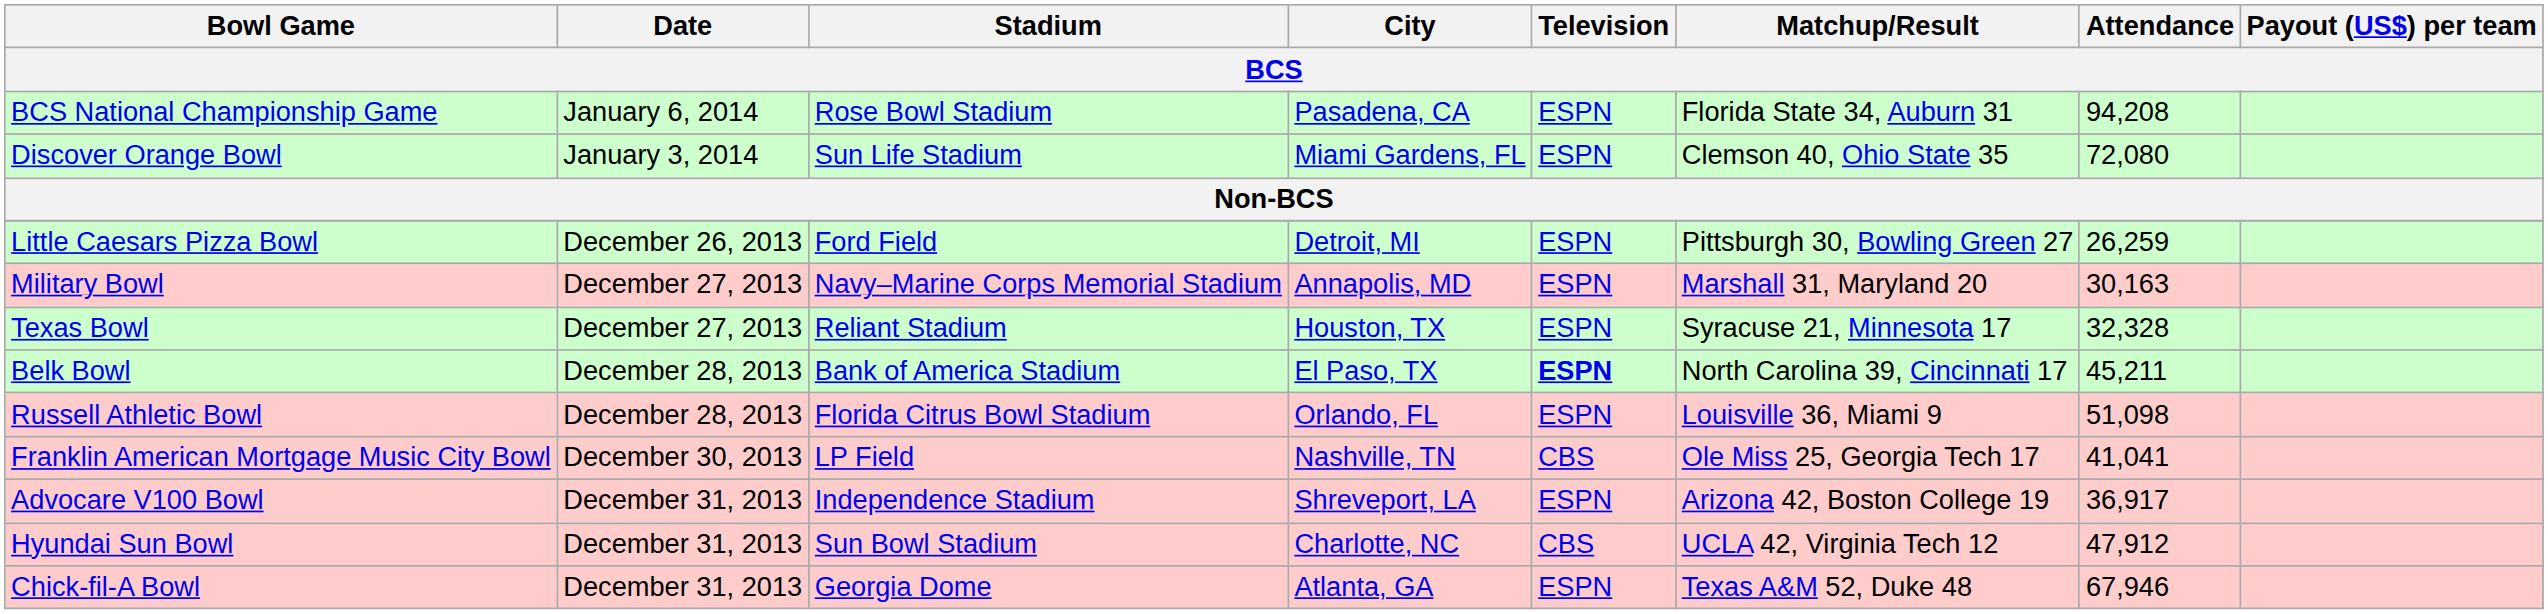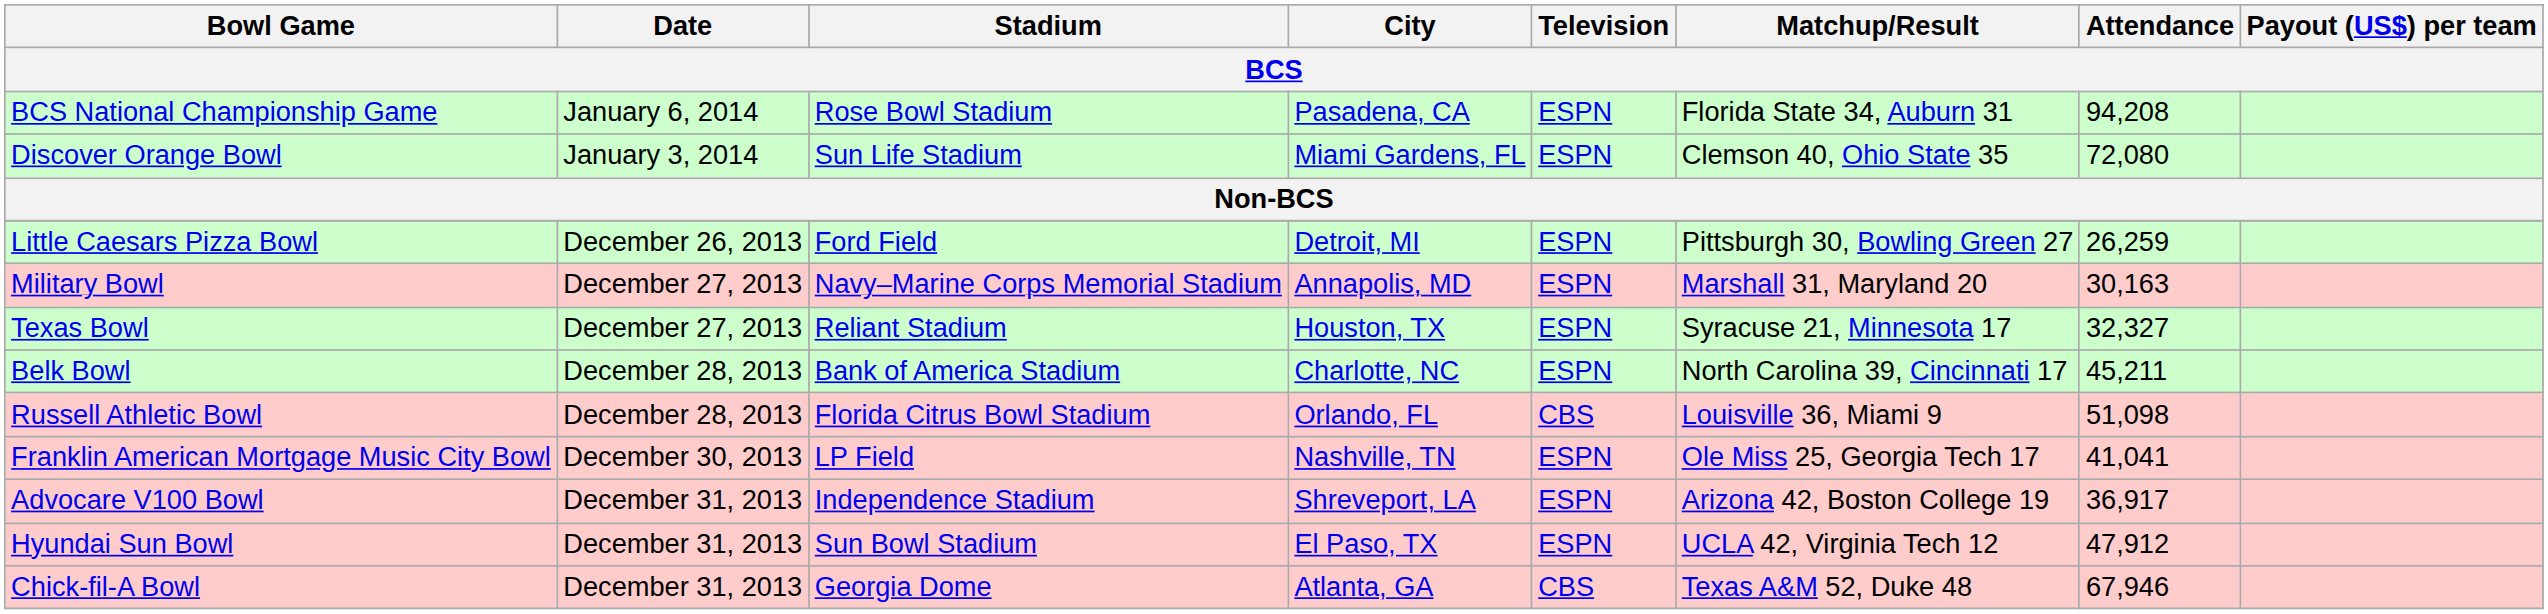(2128, 328) 32,328 -> (2128, 328) 32,327
(1366, 371) El Paso, TX -> (1377, 371) Charlotte, NC
(1575, 371) bold -> (1575, 371) normal
(1575, 414) ESPN -> (1566, 414) CBS
(1566, 457) CBS -> (1575, 457) ESPN
(1377, 543) Charlotte, NC -> (1366, 543) El Paso, TX
(1566, 543) CBS -> (1575, 543) ESPN
(1575, 586) ESPN -> (1566, 586) CBS
